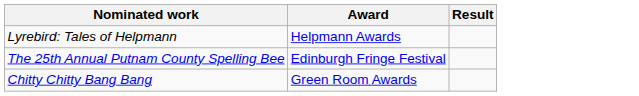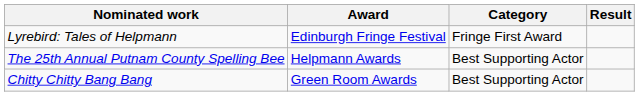+ column: (518, 15)
(346, 36) Helpmann Awards -> (368, 36) Edinburgh Fringe Festival
(368, 58) Edinburgh Fringe Festival -> (346, 58) Helpmann Awards
